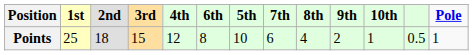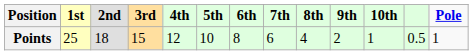columns swapped: (247, 15) <-> (213, 15)
